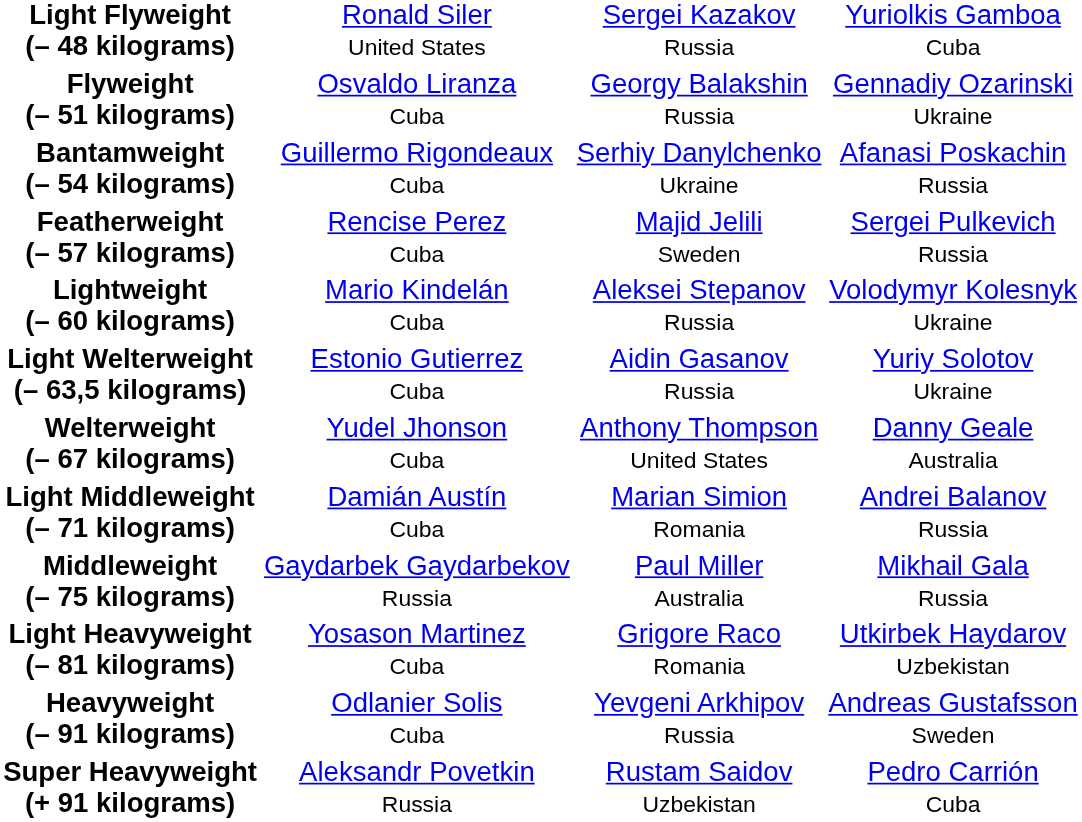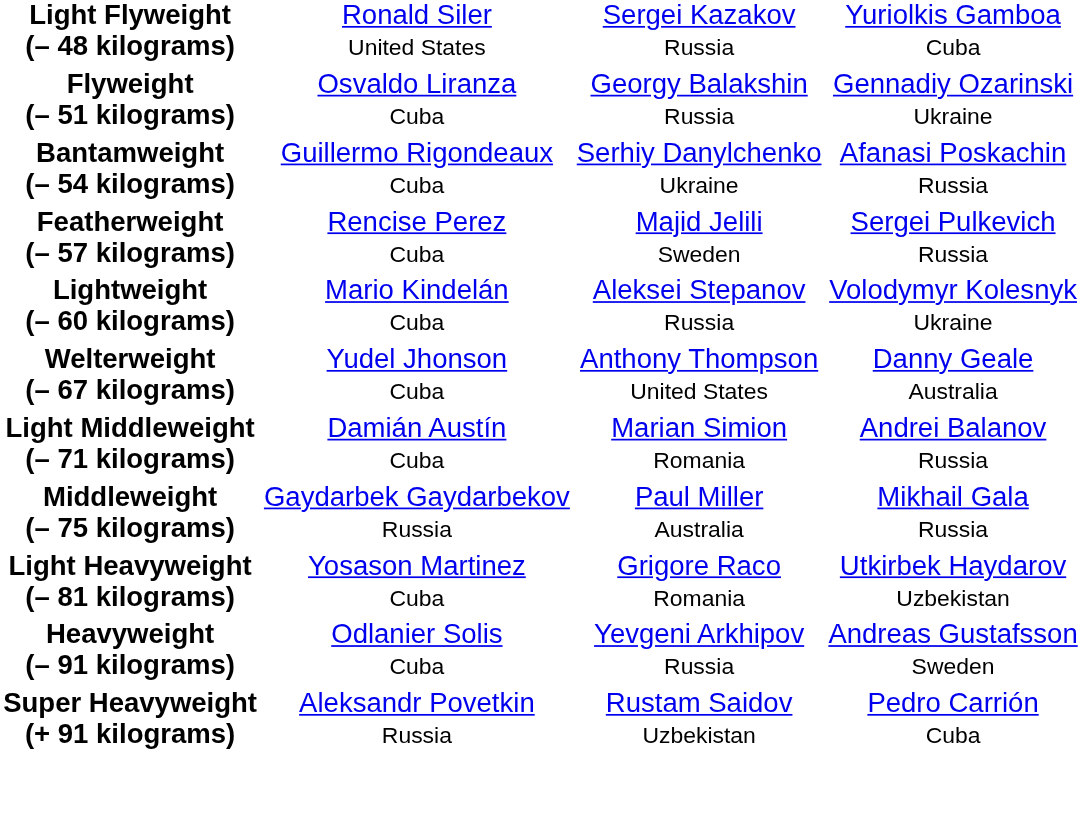- row: (130, 374)
